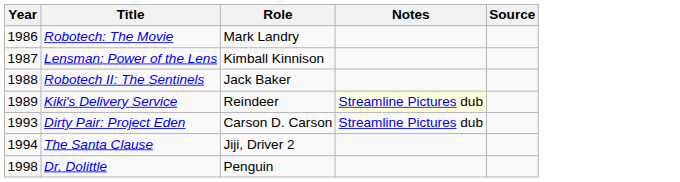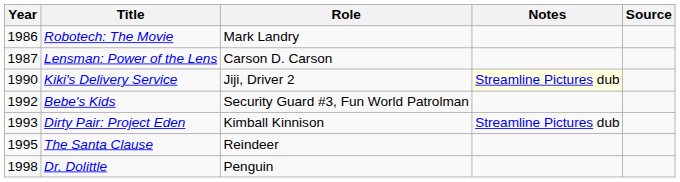(274, 58) Kimball Kinnison -> (278, 58) Carson D. Carson
- row: (124, 79)
(23, 101) 1989 -> (23, 79) 1990
(251, 101) Reindeer -> (259, 79) Jiji, Driver 2
+ row: (80, 101)
(278, 123) Carson D. Carson -> (274, 123) Kimball Kinnison
(23, 144) 1994 -> (23, 144) 1995
(259, 144) Jiji, Driver 2 -> (251, 144) Reindeer
